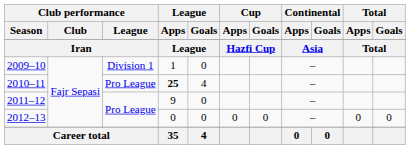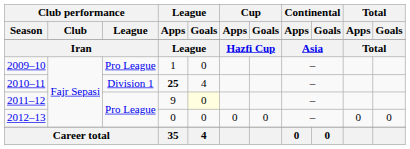(130, 65) Division 1 -> (130, 65) Pro League
(130, 83) Pro League -> (130, 83) Division 1
(204, 100) no background -> (204, 100) lightyellow background
